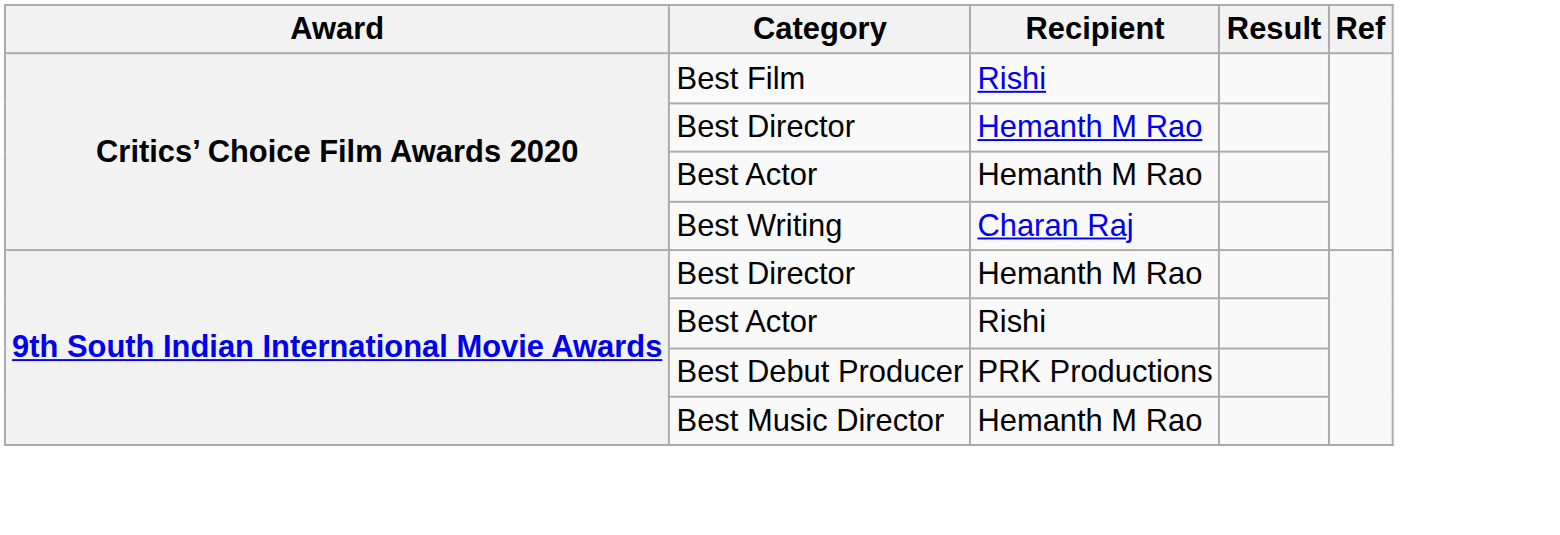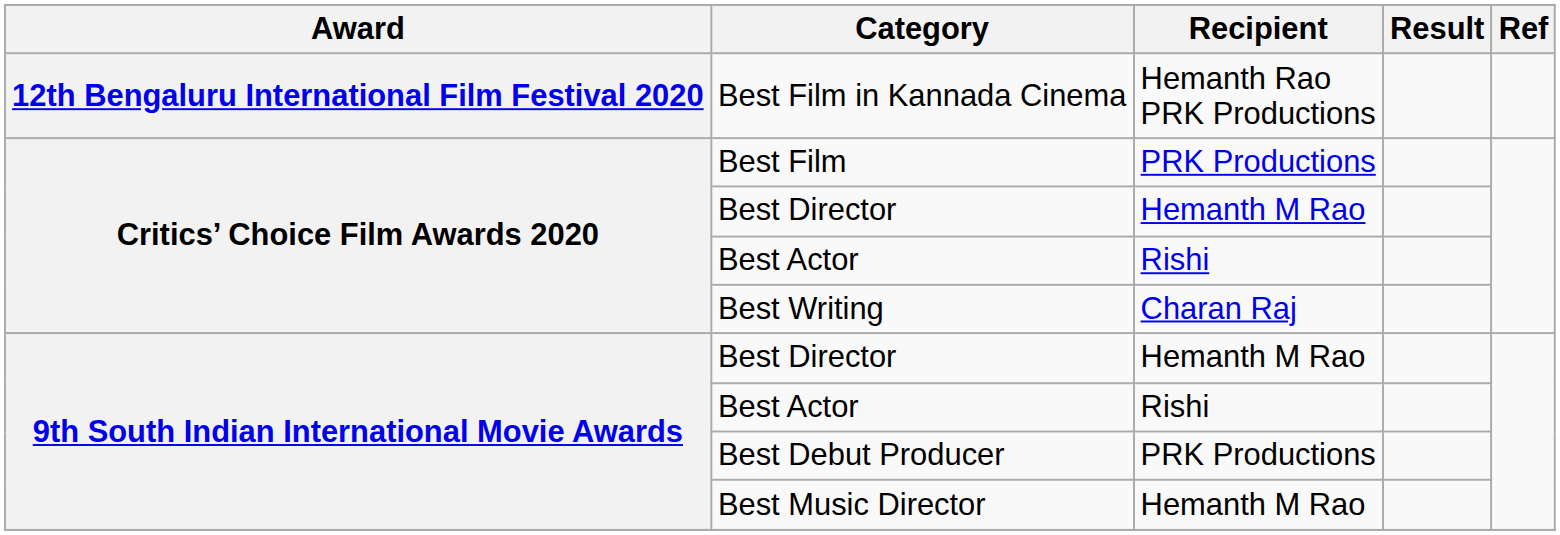+ row: (358, 95)
(1012, 77) Rishi -> (1258, 161) PRK Productions
(1090, 175) Hemanth M Rao -> (1175, 259) Rishi
